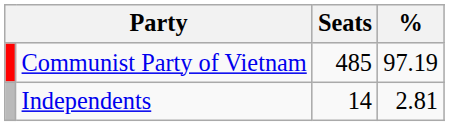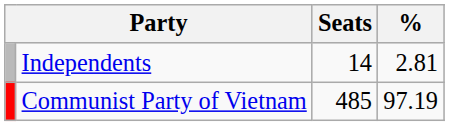rows swapped: (164, 62) <-> (86, 100)
